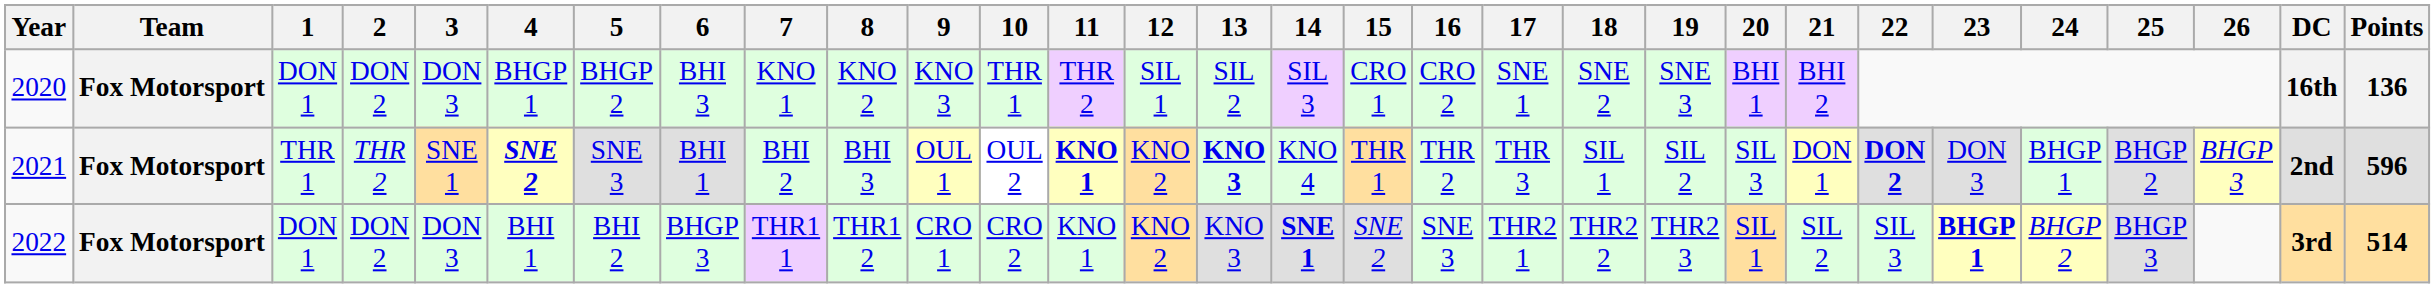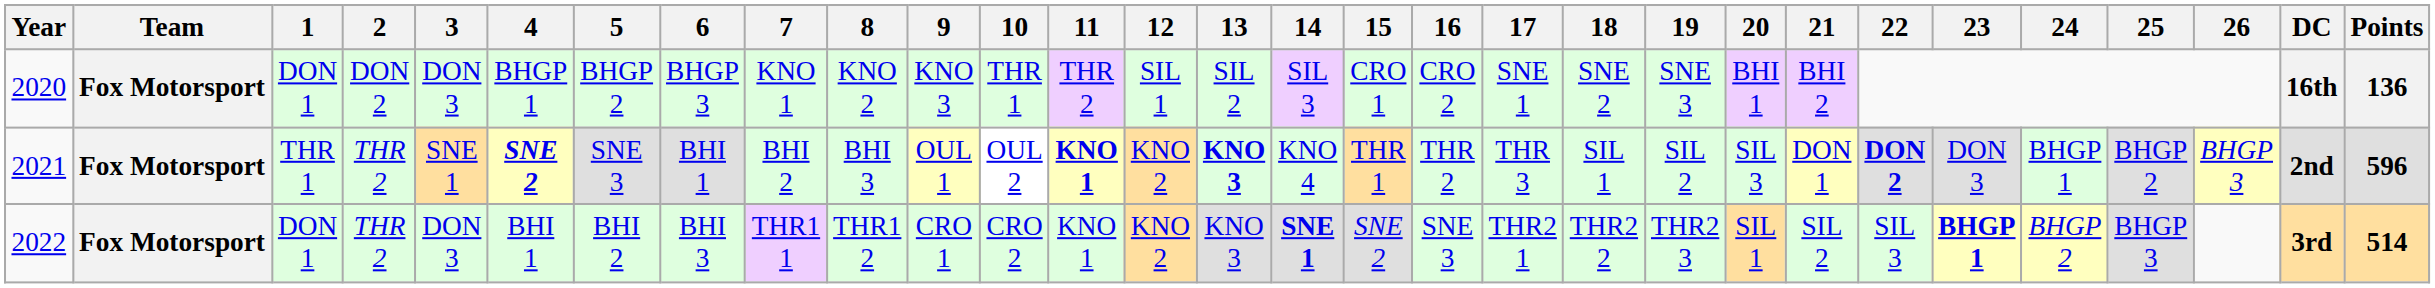(702, 87) BHI 3 -> (702, 87) BHGP 3
(380, 242) DON 2 -> (380, 242) THR 2
(702, 242) BHGP 3 -> (702, 242) BHI 3
